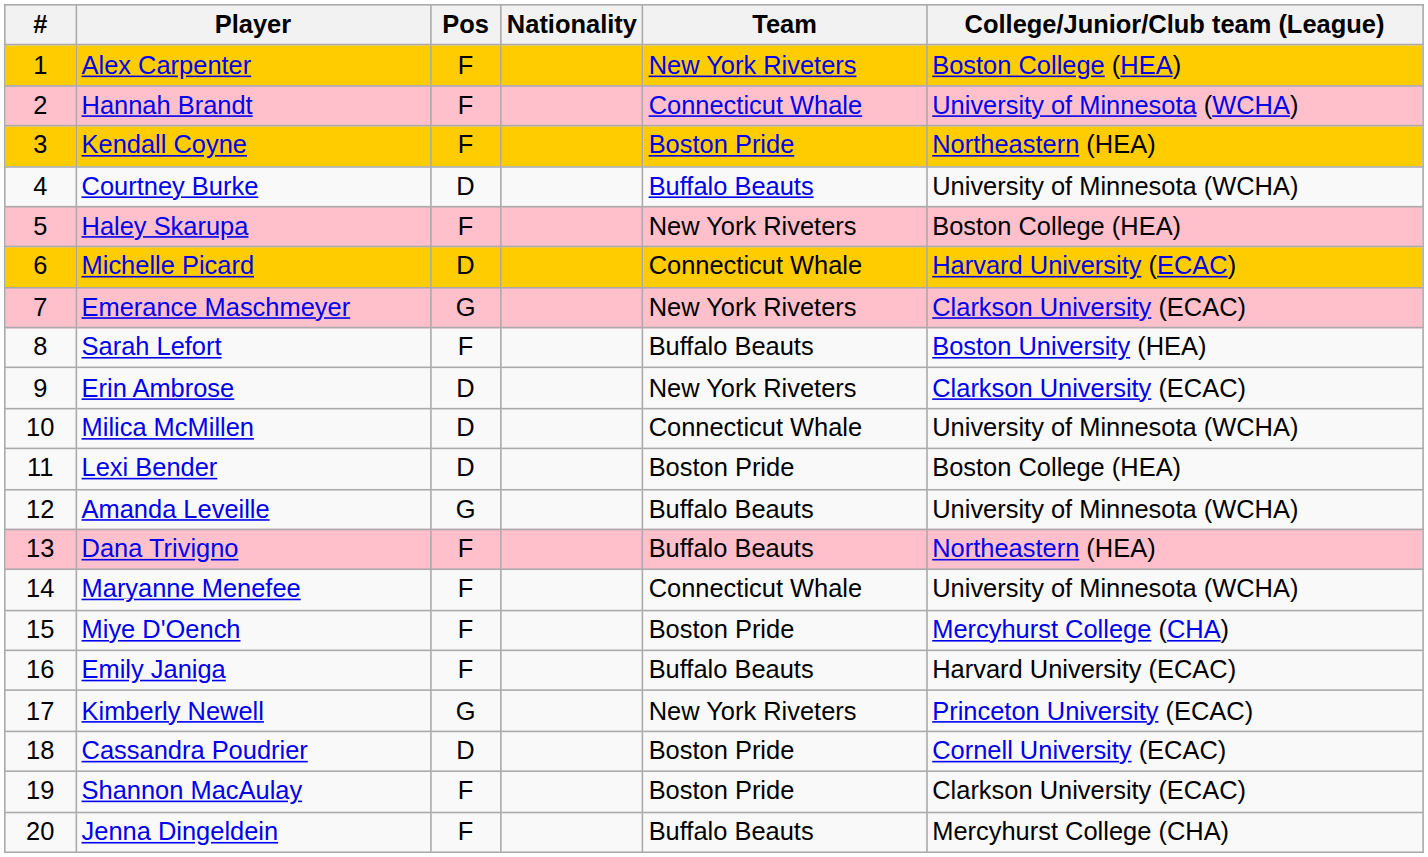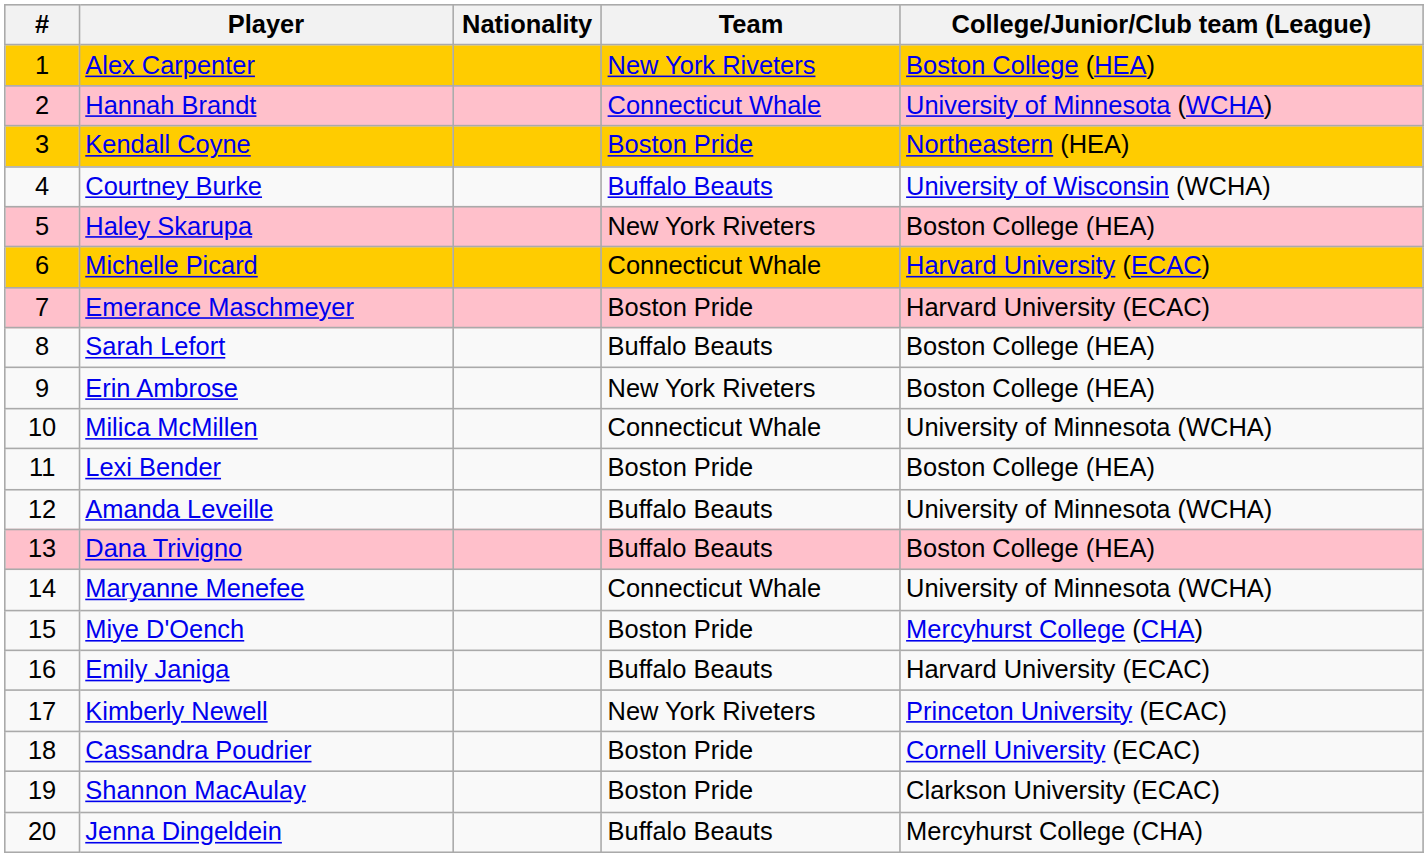- column: (466, 24)
(1115, 186) University of Minnesota (WCHA) -> (1088, 186) University of Wisconsin (WCHA)
(753, 307) New York Riveters -> (680, 307) Boston Pride
(1089, 307) Clarkson University (ECAC) -> (1058, 307) Harvard University (ECAC)
(1069, 347) Boston University (HEA) -> (1031, 347) Boston College (HEA)
(1089, 387) Clarkson University (ECAC) -> (1031, 387) Boston College (HEA)
(1044, 549) Northeastern (HEA) -> (1031, 549) Boston College (HEA)
